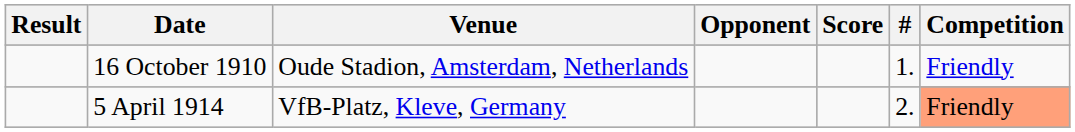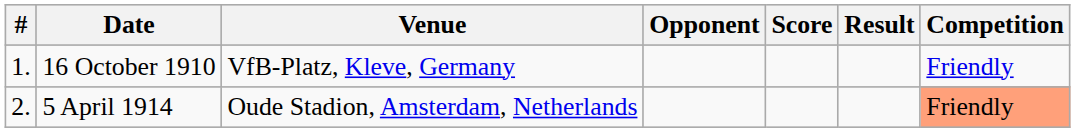columns swapped: (905, 24) <-> (46, 24)
(483, 65) Oude Stadion, Amsterdam, Netherlands -> (371, 65) VfB-Platz, Kleve, Germany
(422, 106) VfB-Platz, Kleve, Germany -> (432, 106) Oude Stadion, Amsterdam, Netherlands
